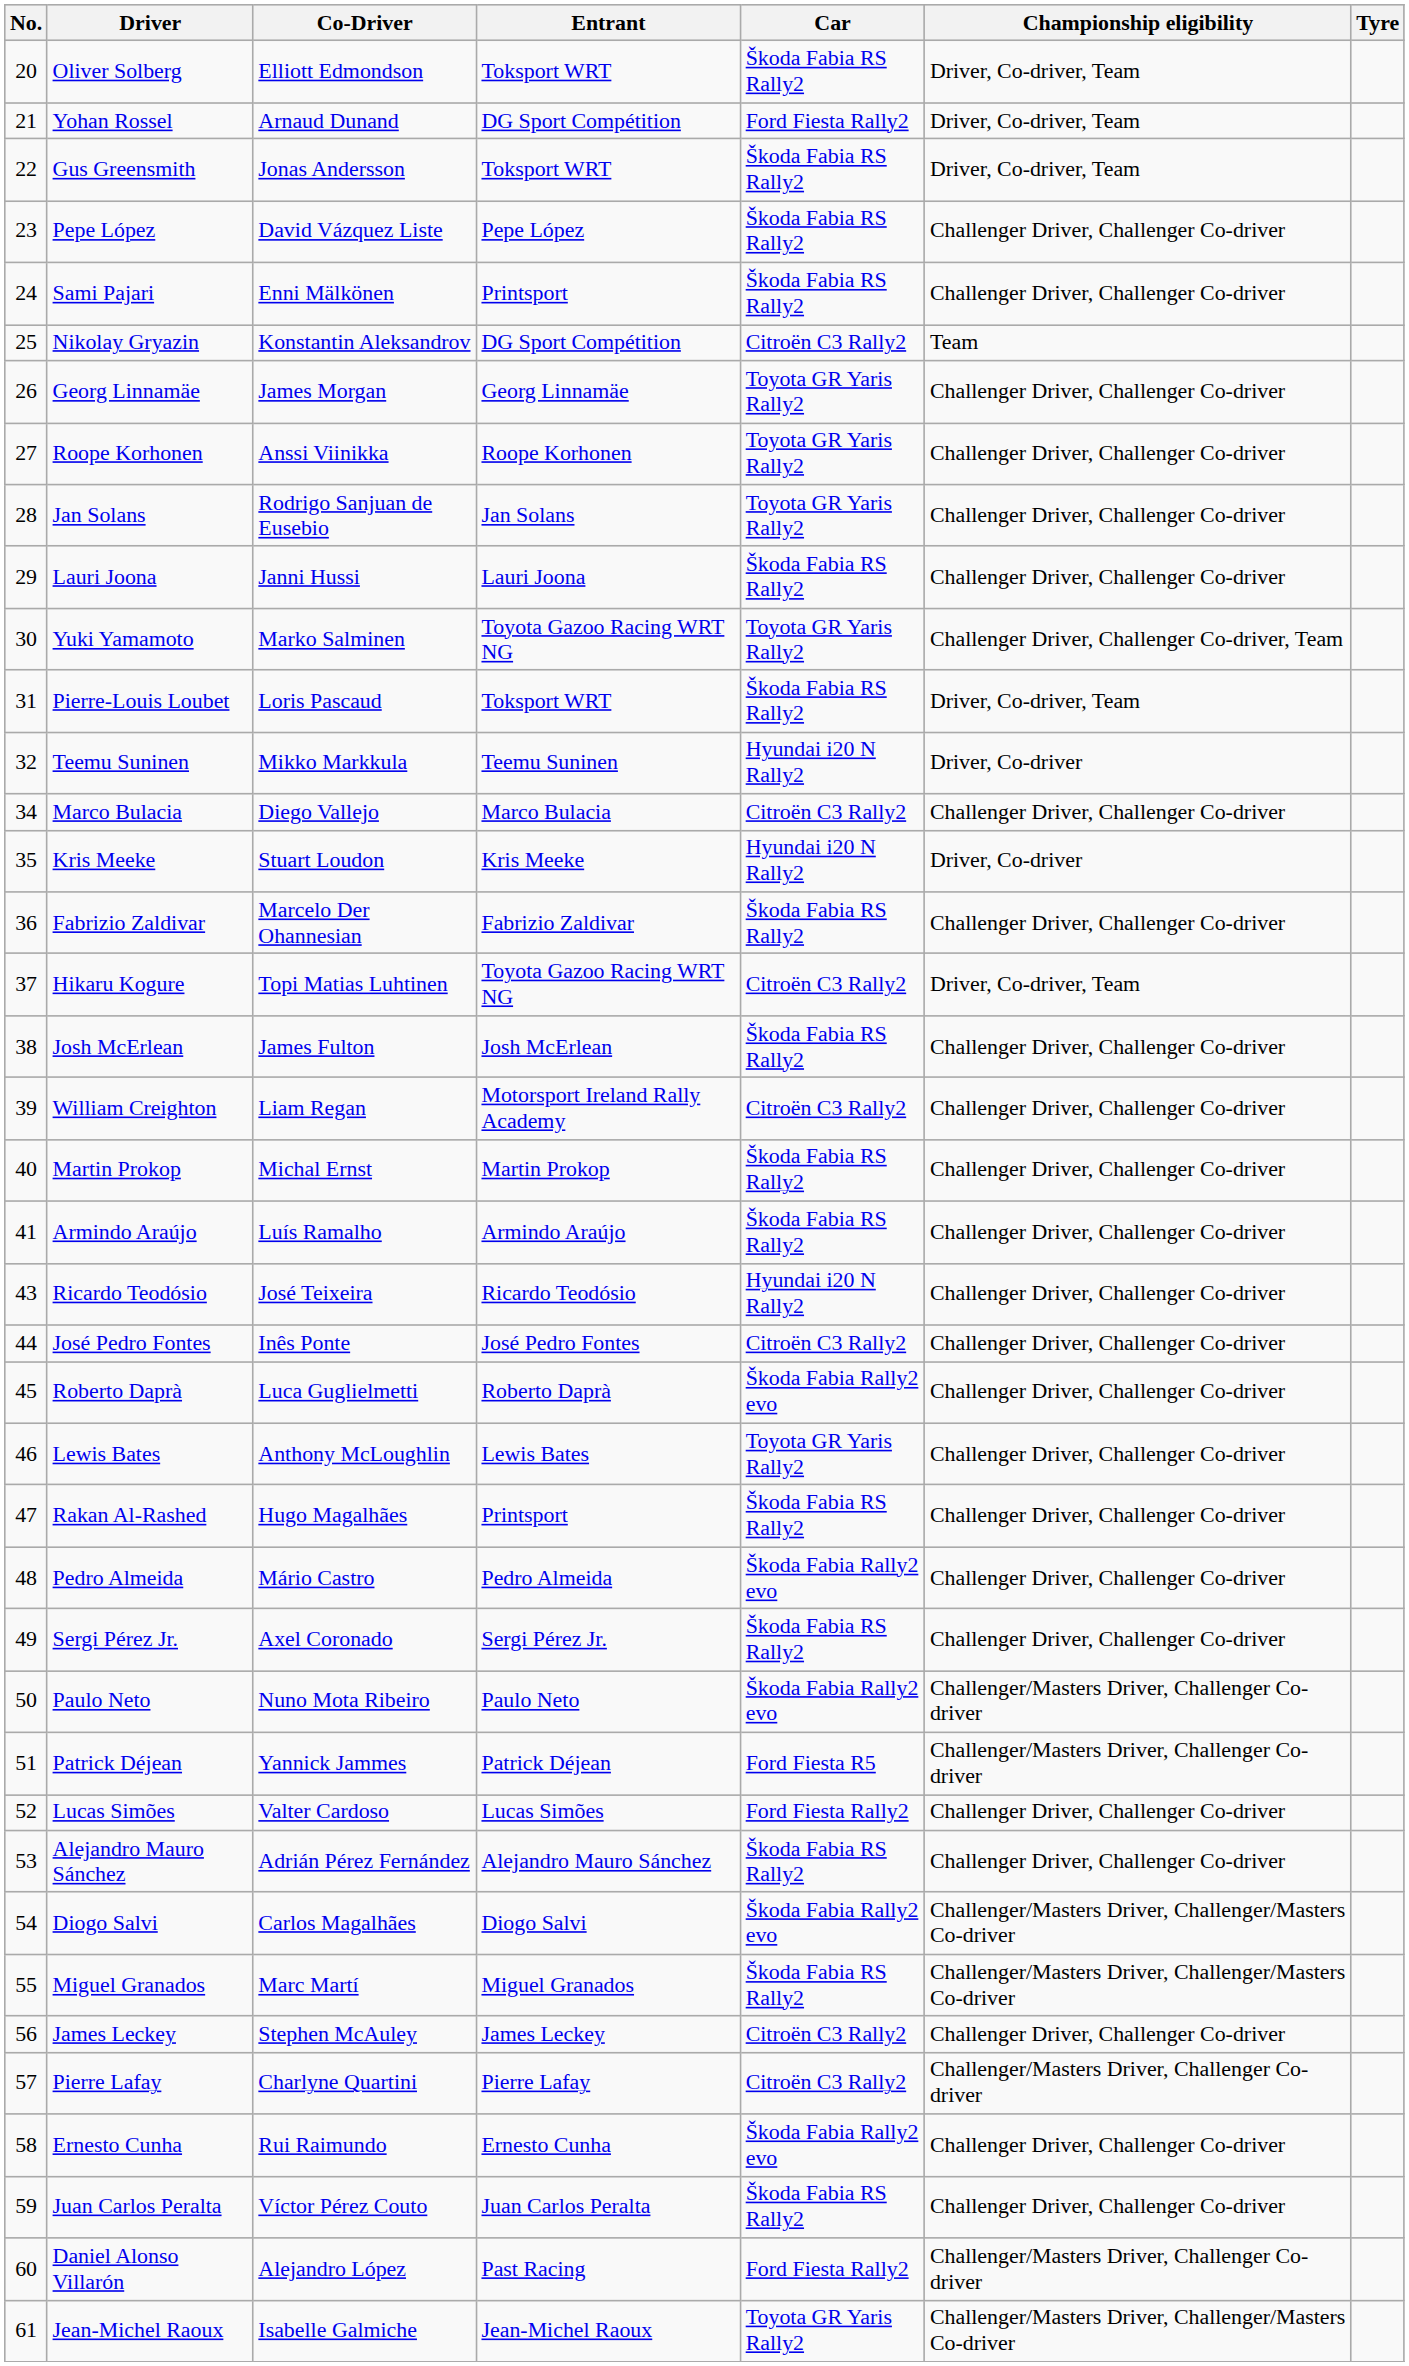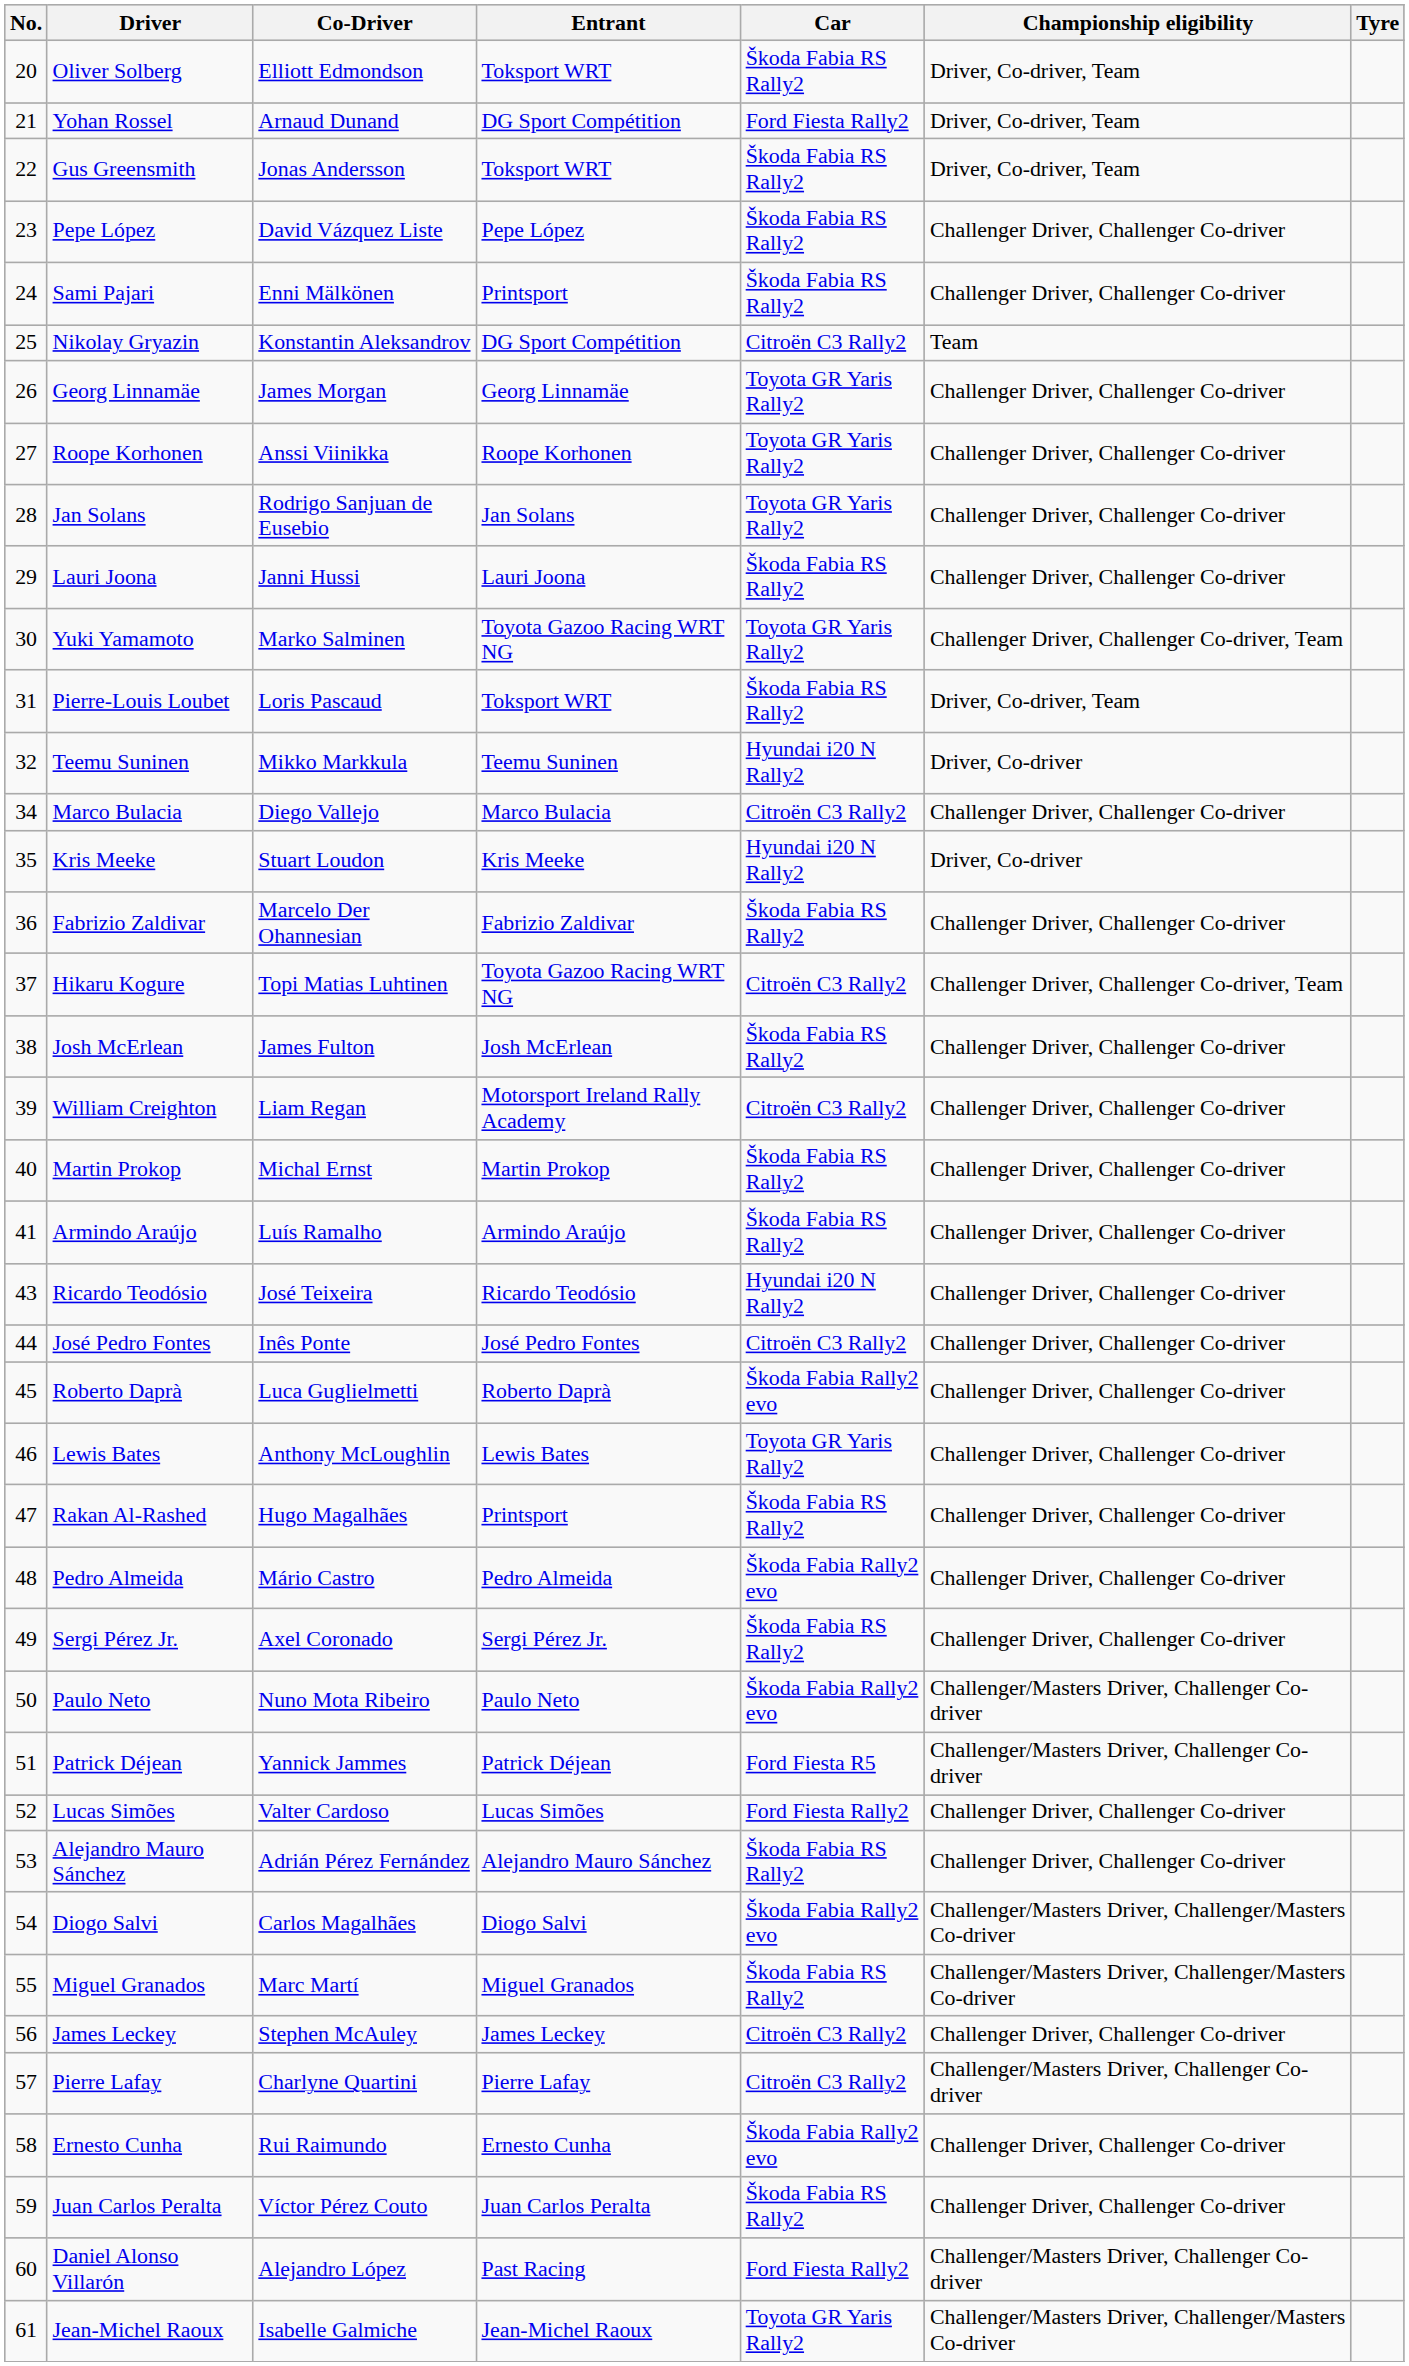(1035, 984) Driver, Co-driver, Team -> (1137, 984) Challenger Driver, Challenger Co-driver, Team
